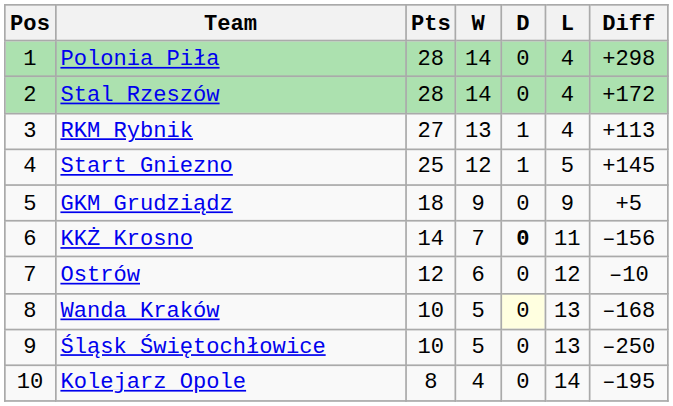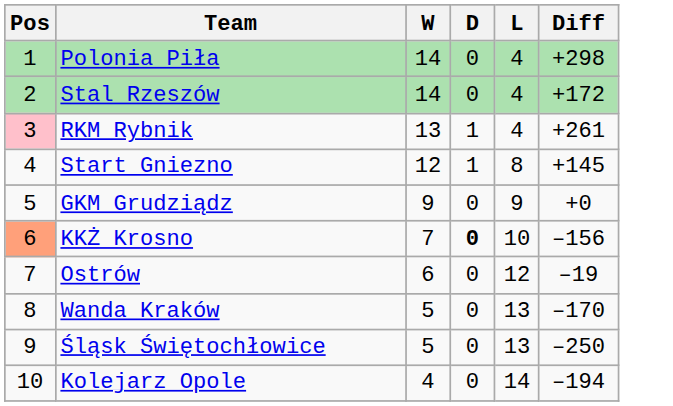- column: (431, 23)
(30, 131) no background -> (30, 131) pink background
(629, 131) +113 -> (578, 131) +261
(567, 167) 5 -> (517, 167) 8
(629, 203) +5 -> (578, 203) +0
(30, 239) no background -> (30, 239) lightsalmon background
(567, 239) 11 -> (517, 239) 10
(629, 275) –10 -> (578, 275) –19
(523, 311) lightyellow background -> (472, 311) no background
(629, 311) –168 -> (578, 311) –170
(629, 383) –195 -> (578, 383) –194
